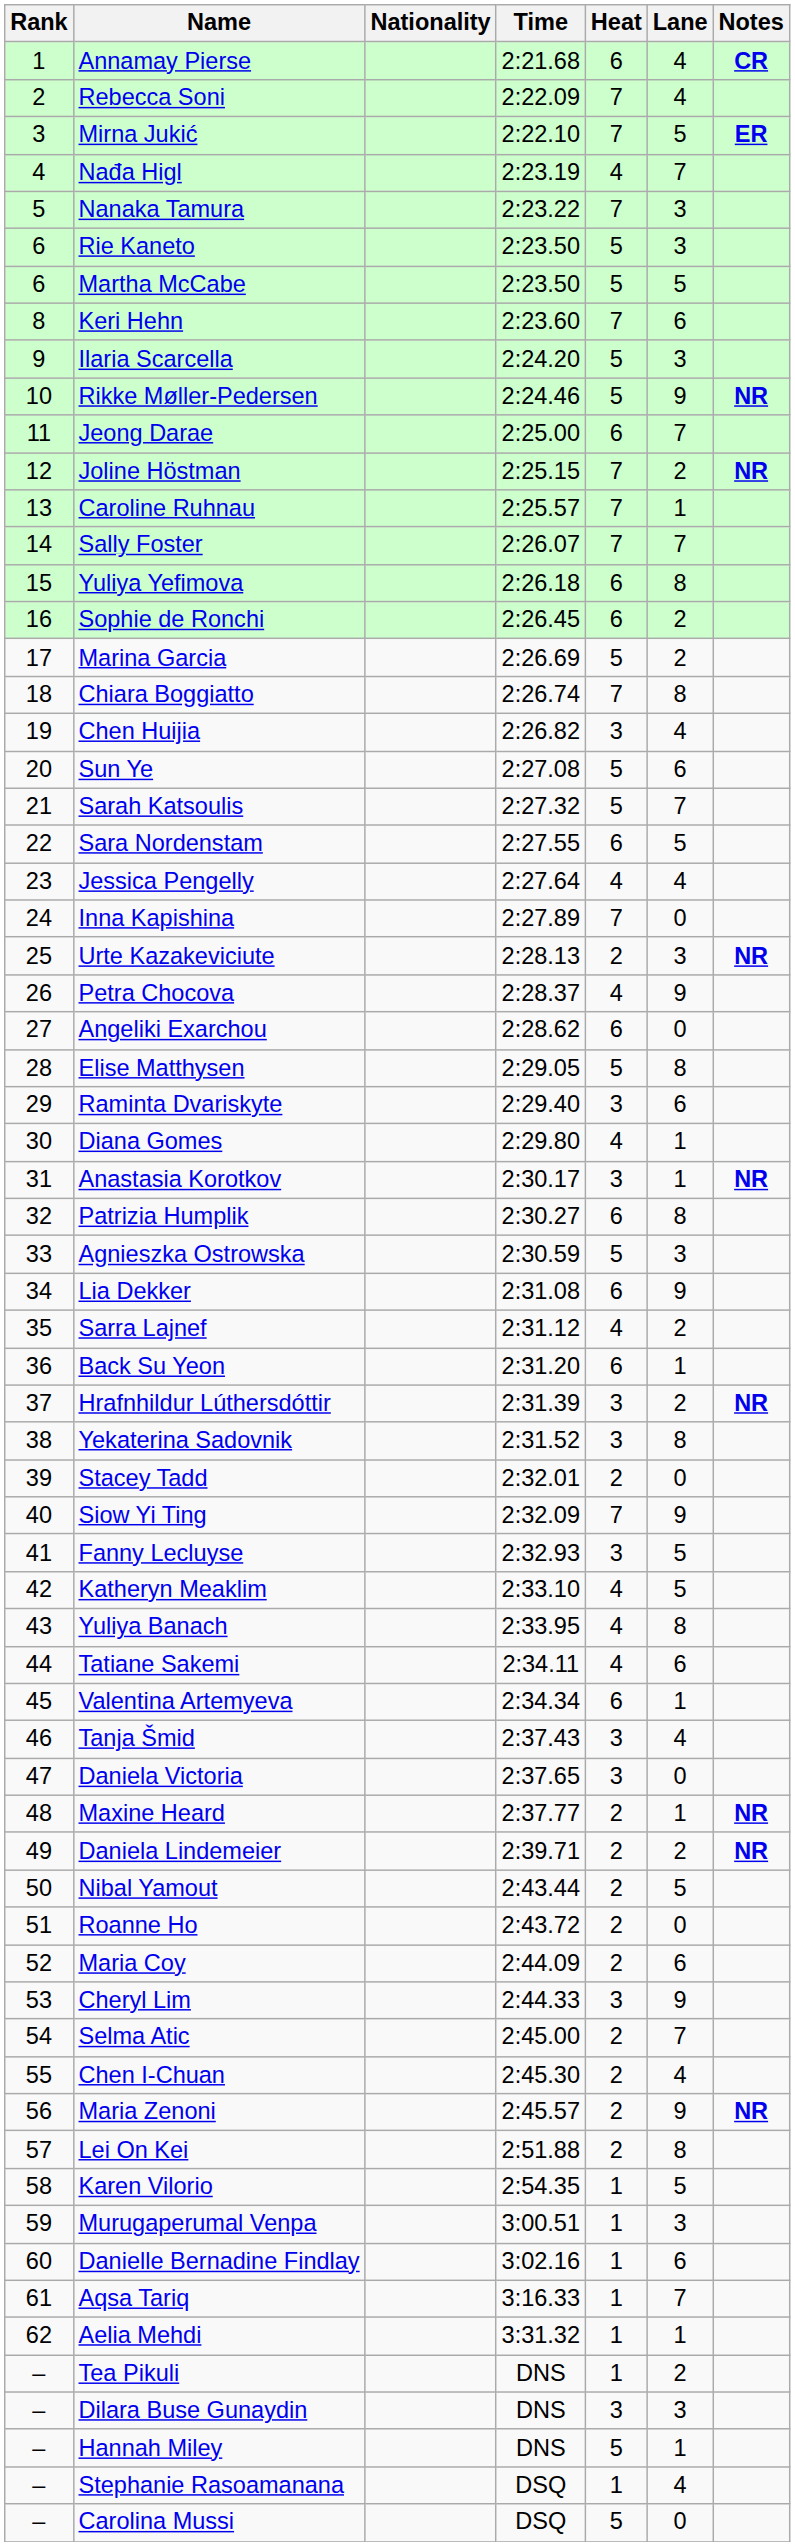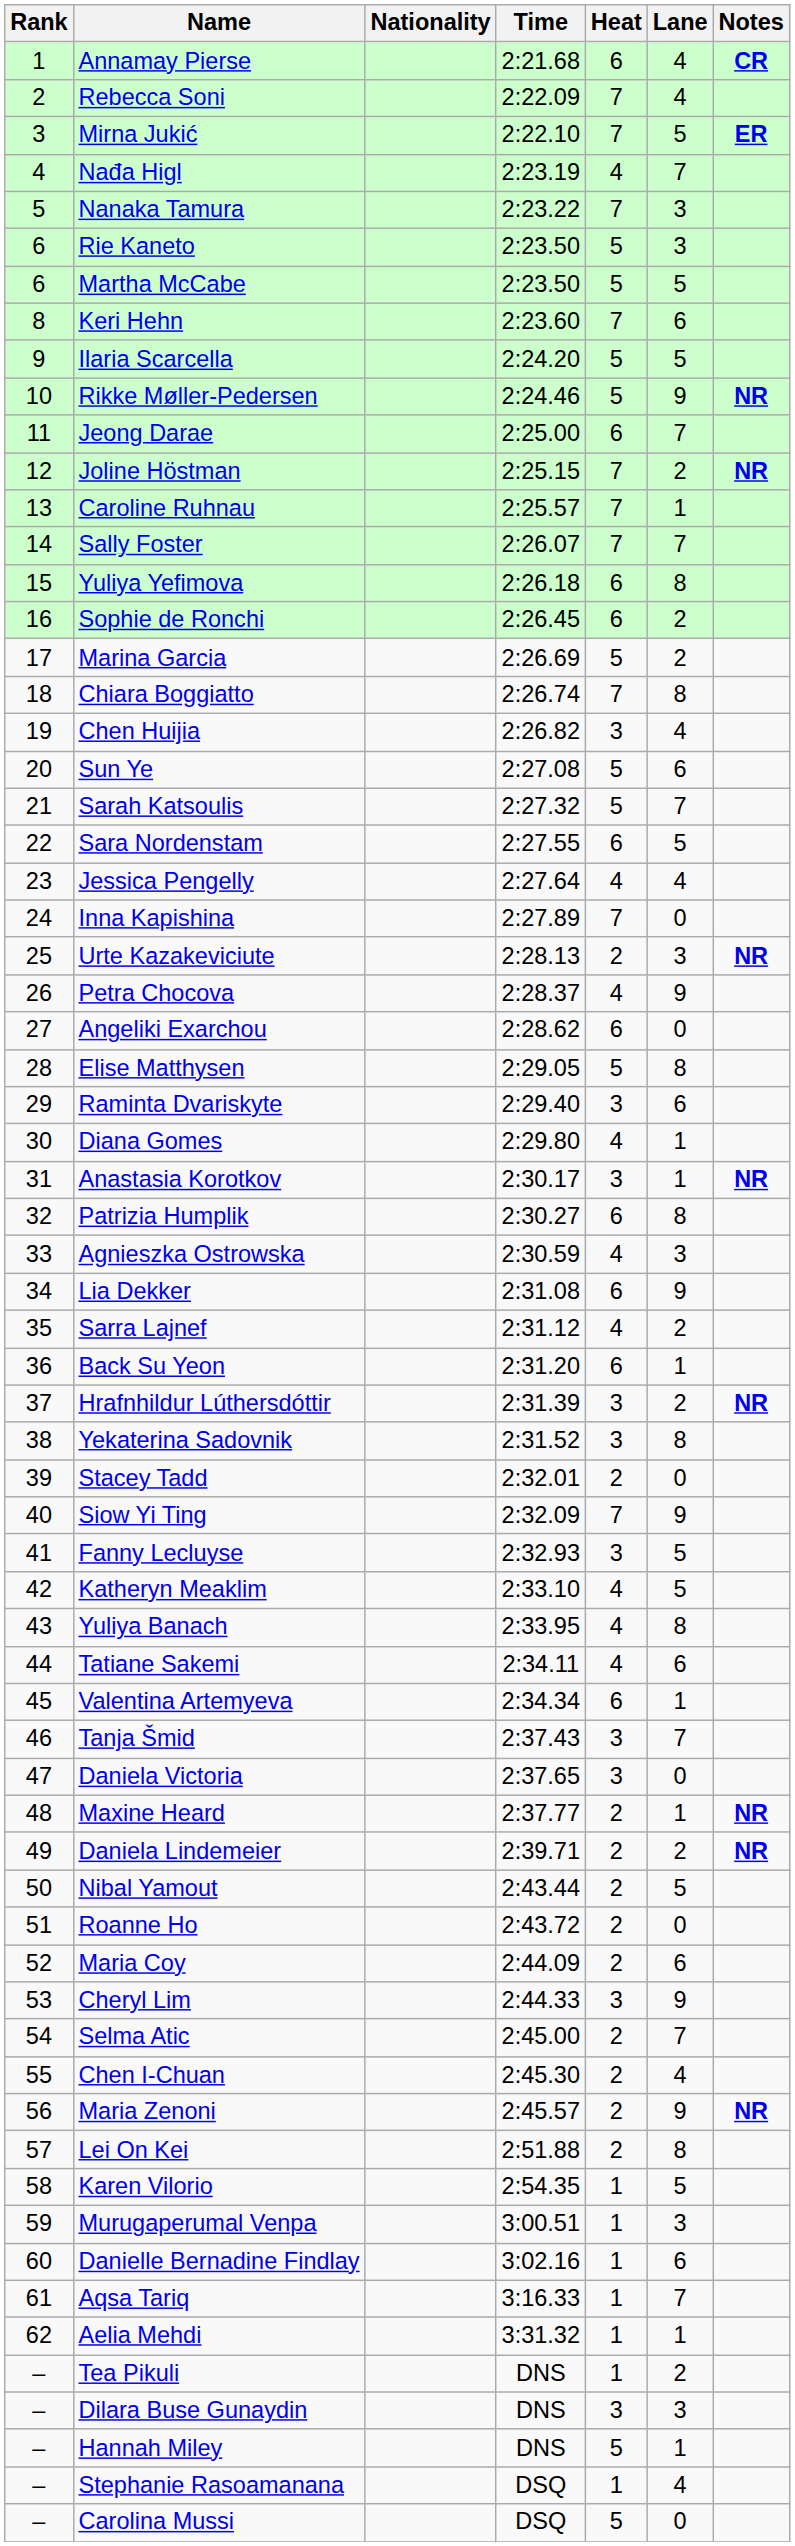(680, 358) 3 -> (680, 358) 5
(616, 1254) 5 -> (616, 1254) 4
(680, 1739) 4 -> (680, 1739) 7
